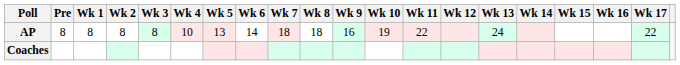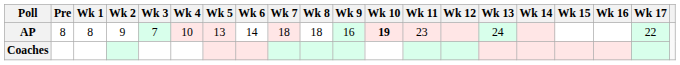(122, 32) 8 -> (122, 32) 9
(155, 32) 8 -> (155, 32) 7
(384, 32) normal -> (384, 32) bold
(422, 32) 22 -> (422, 32) 23
